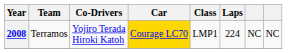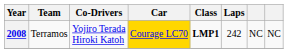(205, 34) normal -> (206, 34) bold
(233, 34) 224 -> (234, 34) 242
